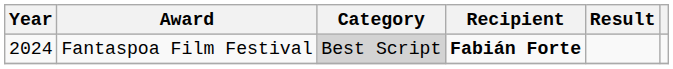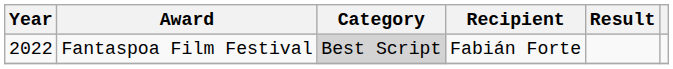(31, 49) 2024 -> (31, 49) 2022
(516, 49) bold -> (516, 49) normal
